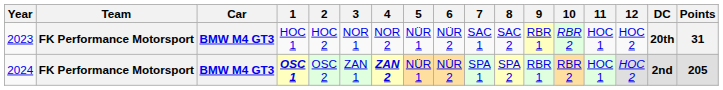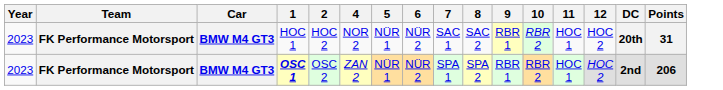- column: (356, 13)
(20, 69) 2024 -> (20, 69) 2023
(387, 69) bold -> (356, 69) normal
(698, 69) 205 -> (666, 69) 206
